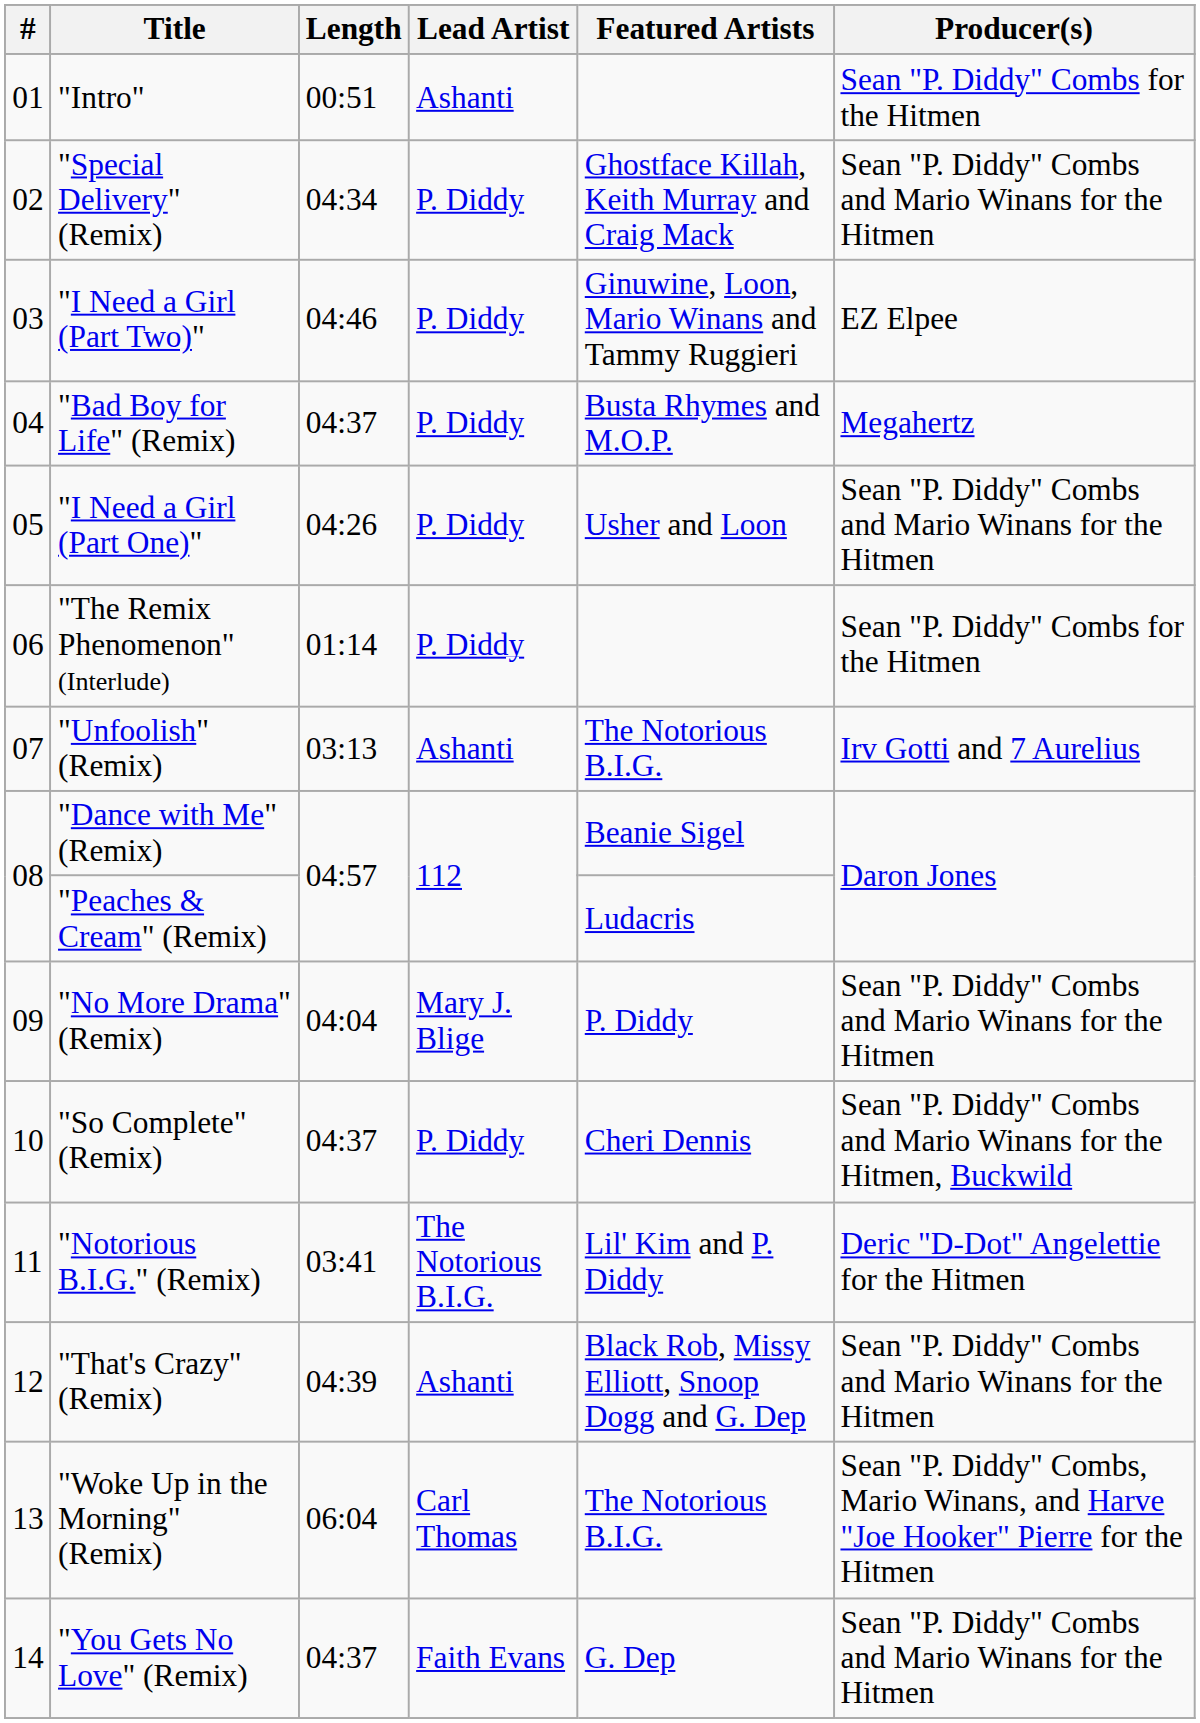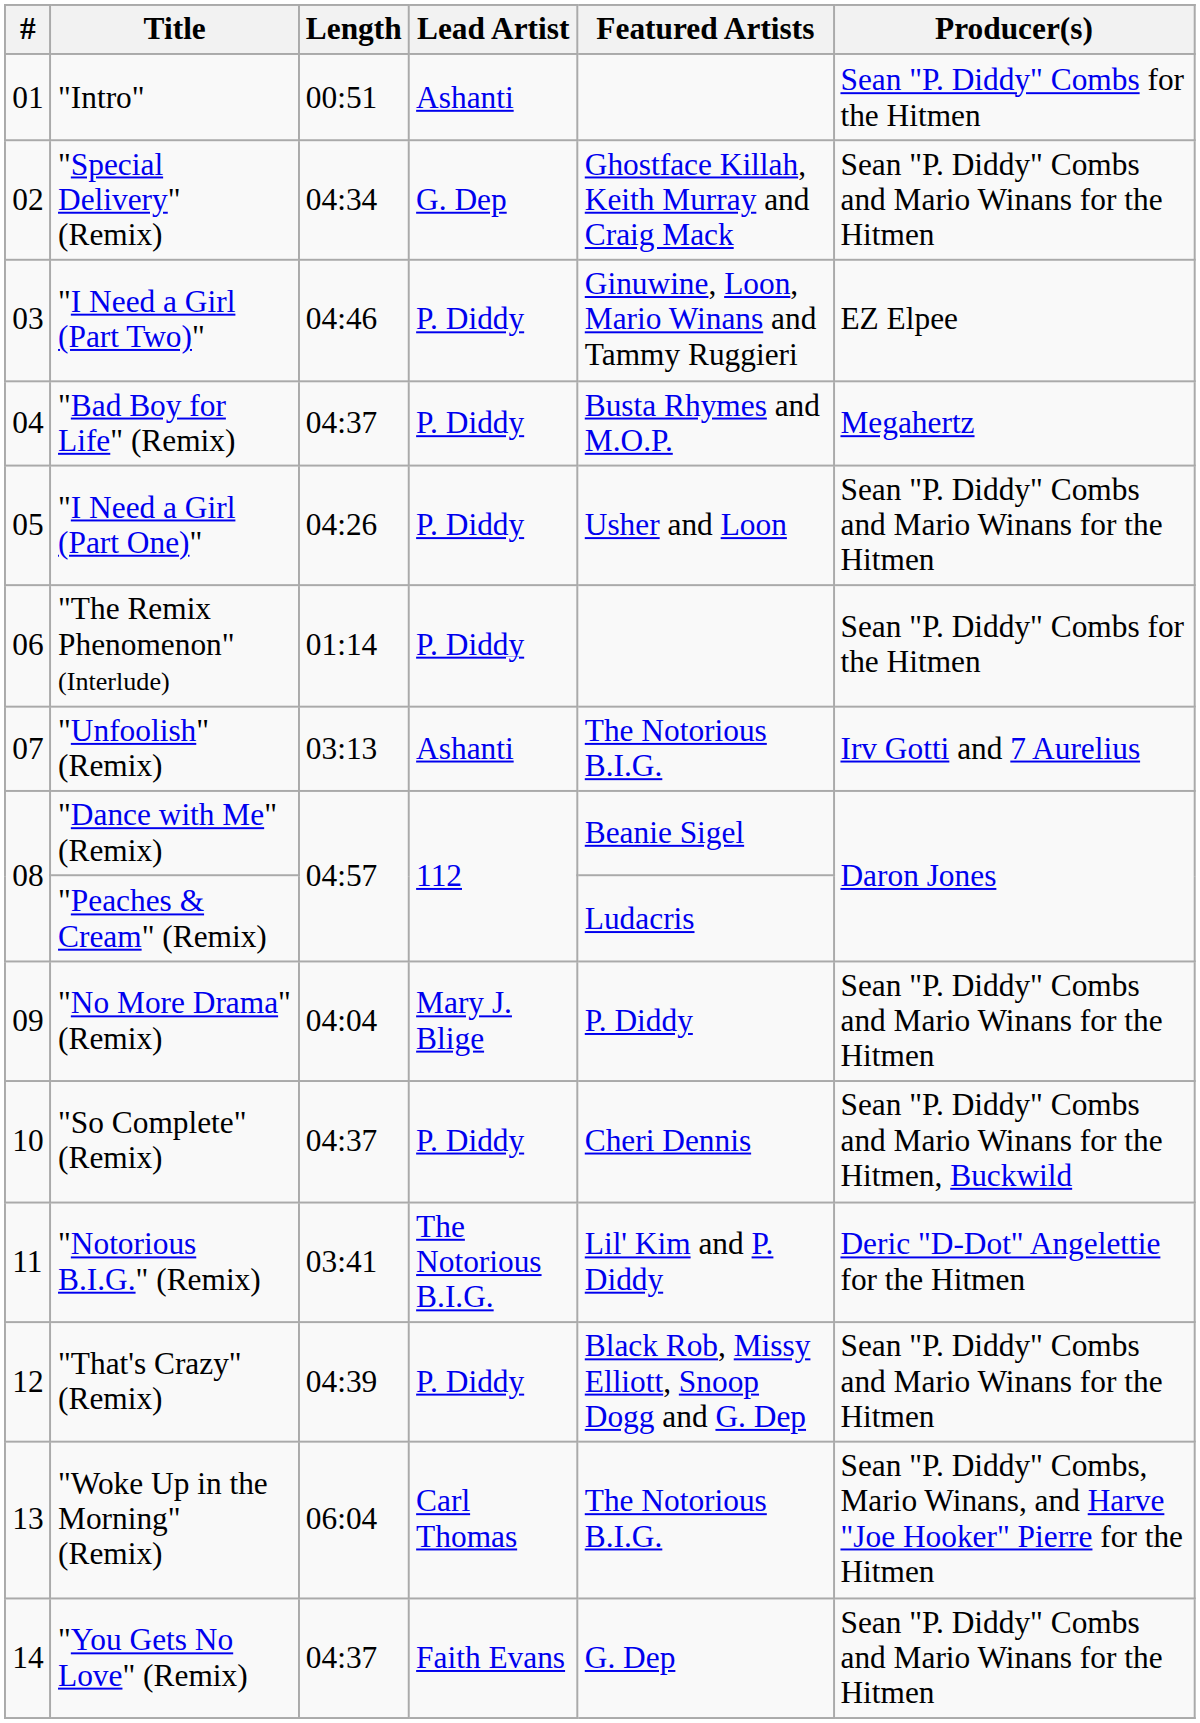(470, 199) P. Diddy -> (461, 199) G. Dep
(465, 1381) Ashanti -> (470, 1381) P. Diddy
